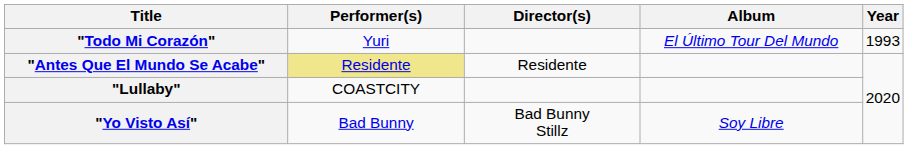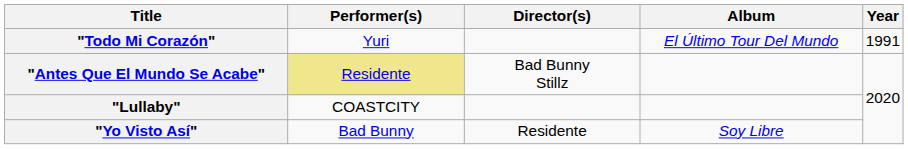(883, 41) 1993 -> (883, 41) 1991
(552, 65) Residente -> (552, 74) Bad Bunny Stillz
(552, 122) Bad Bunny Stillz -> (552, 131) Residente
